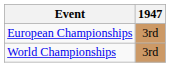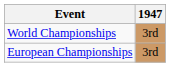rows swapped: (62, 52) <-> (70, 33)
